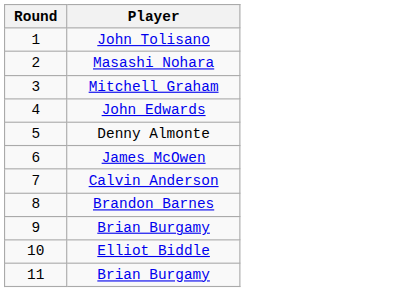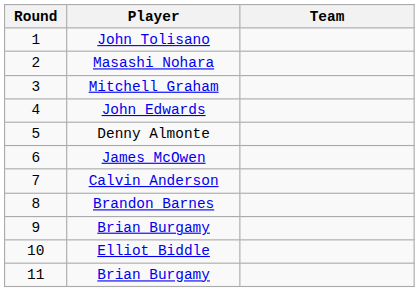+ column: (327, 16)
